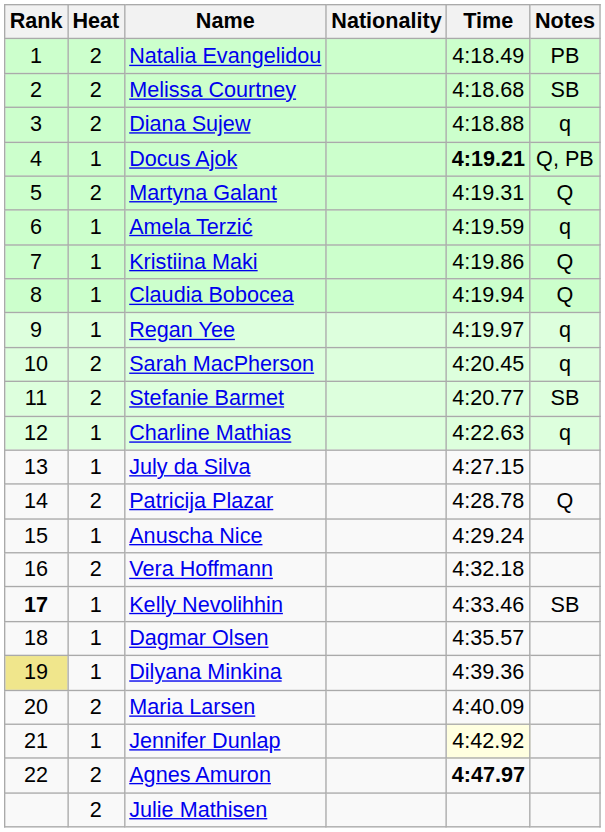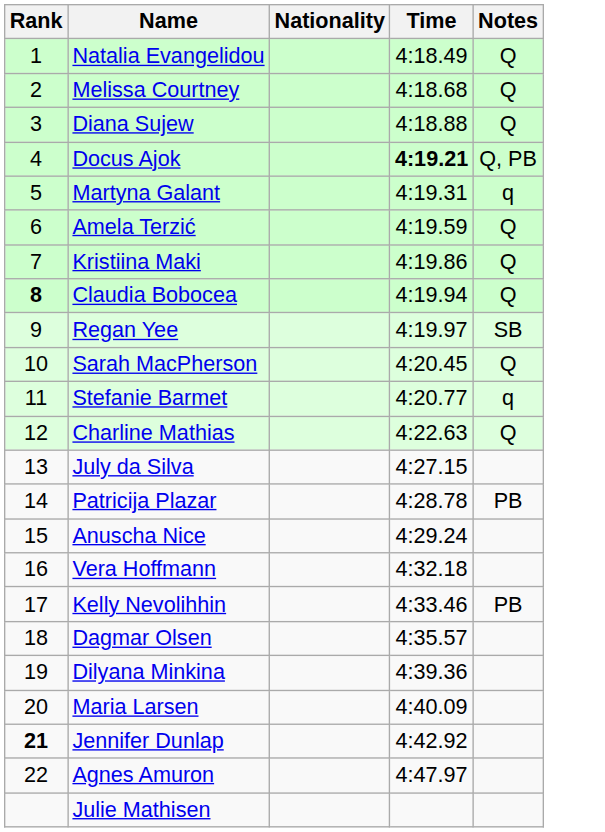- column: (96, 21)
(565, 55) PB -> (508, 55) Q
(565, 90) SB -> (508, 90) Q
(565, 124) q -> (508, 124) Q
(565, 192) Q -> (508, 192) q
(565, 227) q -> (508, 227) Q
(36, 295) normal -> (36, 295) bold
(565, 329) q -> (508, 329) SB
(565, 364) q -> (508, 364) Q
(565, 398) SB -> (508, 398) q
(565, 432) q -> (508, 432) Q
(565, 501) Q -> (508, 501) PB
(36, 603) bold -> (36, 603) normal
(565, 603) SB -> (508, 603) PB
(36, 672) khaki background -> (36, 672) no background
(36, 741) normal -> (36, 741) bold
(488, 741) lightyellow background -> (432, 741) no background
(488, 775) bold -> (432, 775) normal
